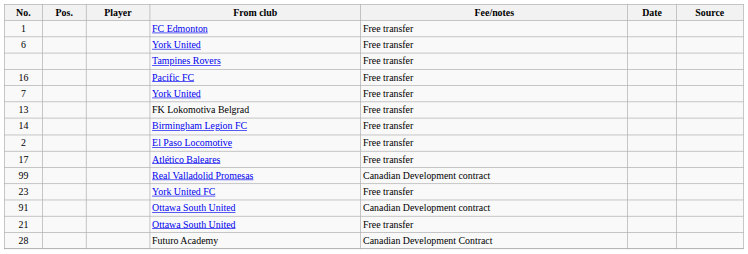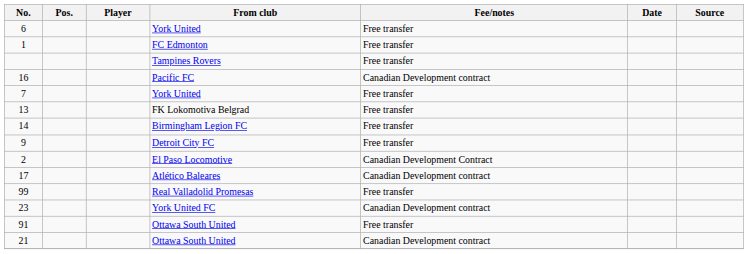rows swapped: (23, 45) <-> (23, 29)
(388, 77) Free transfer -> (427, 77) Canadian Development contract
+ row: (23, 143)
(388, 143) Free transfer -> (428, 159) Canadian Development Contract
(388, 159) Free transfer -> (427, 175) Canadian Development contract
(427, 175) Canadian Development contract -> (388, 192) Free transfer
(388, 192) Free transfer -> (427, 208) Canadian Development contract
(427, 208) Canadian Development contract -> (388, 224) Free transfer
(388, 224) Free transfer -> (427, 240) Canadian Development contract
- row: (23, 240)
